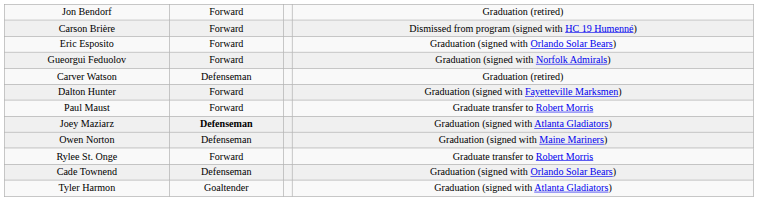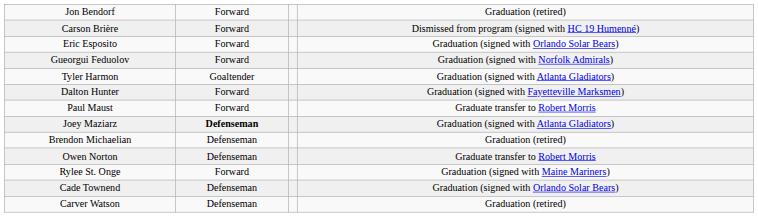rows swapped: (87, 188) <-> (87, 76)
+ row: (90, 140)
(523, 140) Graduation (signed with Maine Mariners) -> (525, 156) Graduate transfer to Robert Morris
(523, 156) Graduate transfer to Robert Morris -> (525, 172) Graduation (signed with Maine Mariners)
